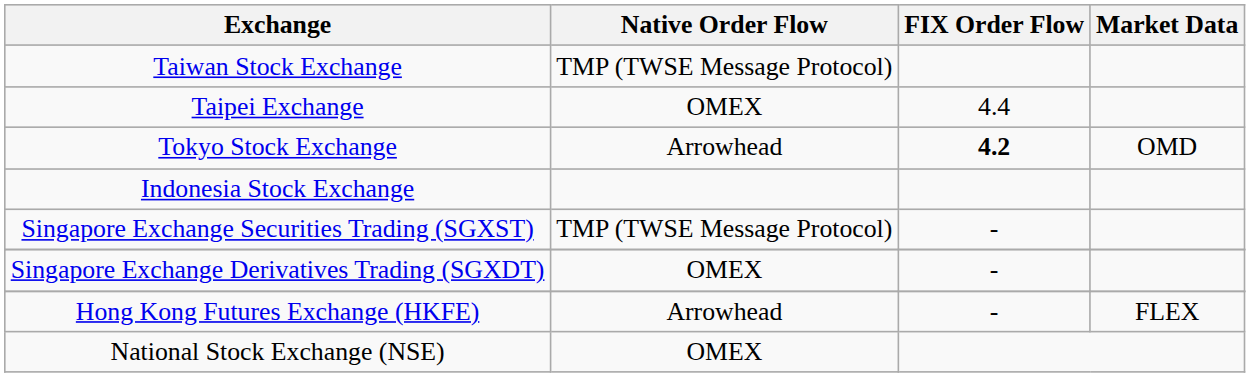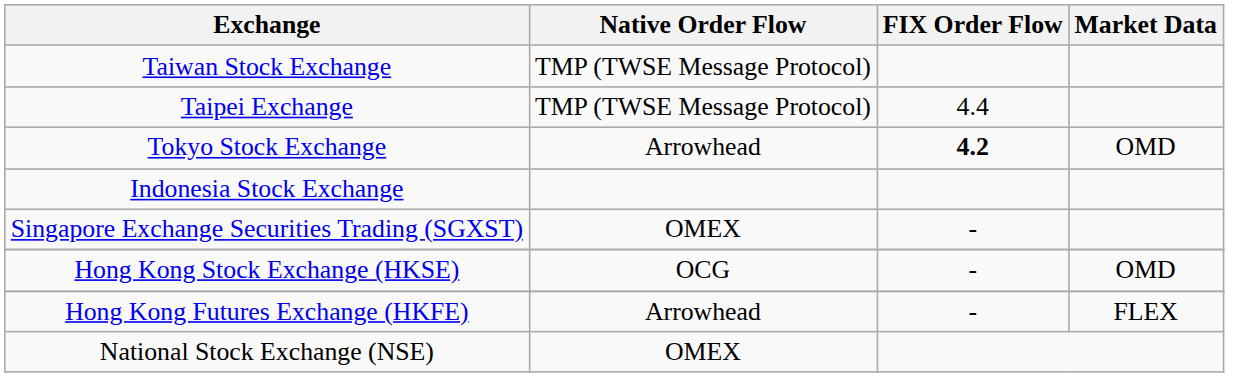(724, 106) OMEX -> (703, 106) TMP (TWSE Message Protocol)
(724, 229) TMP (TWSE Message Protocol) -> (703, 229) OMEX
- row: (278, 270)
+ row: (267, 270)
